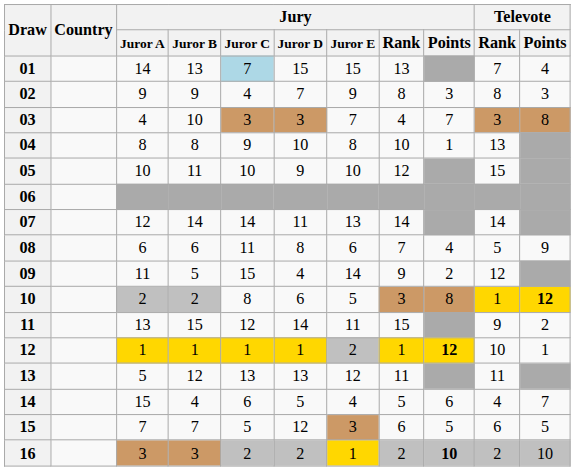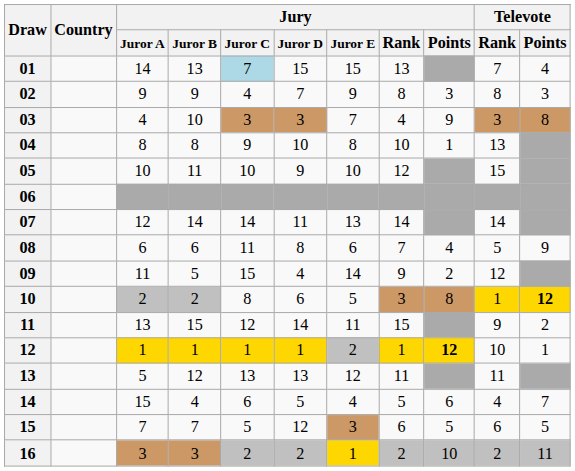(449, 119) 7 -> (449, 119) 9
(449, 453) bold -> (449, 453) normal
(545, 453) 10 -> (545, 453) 11
